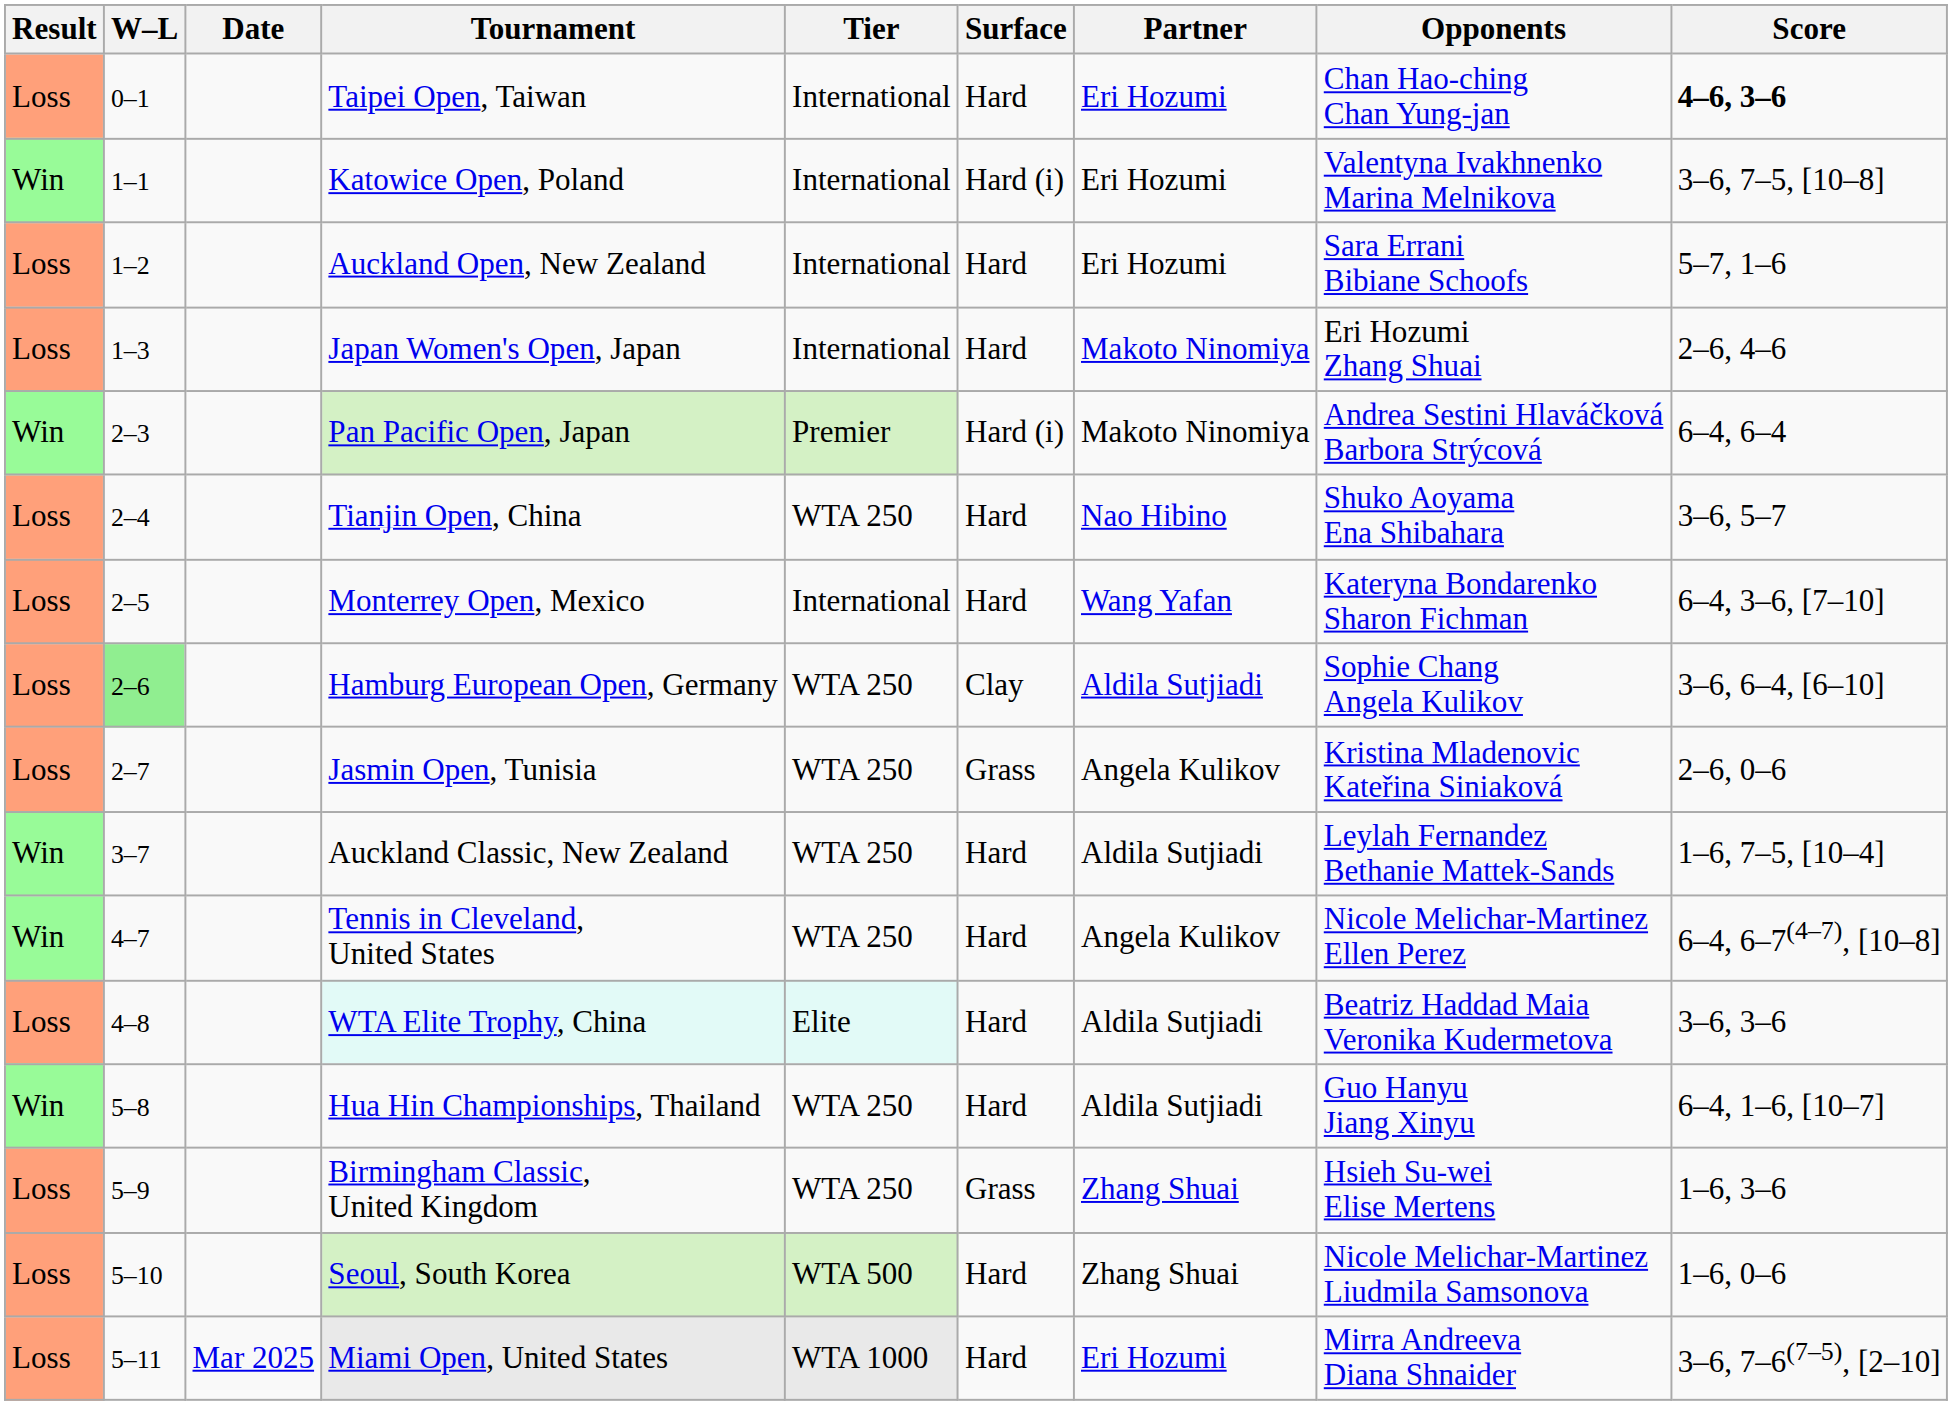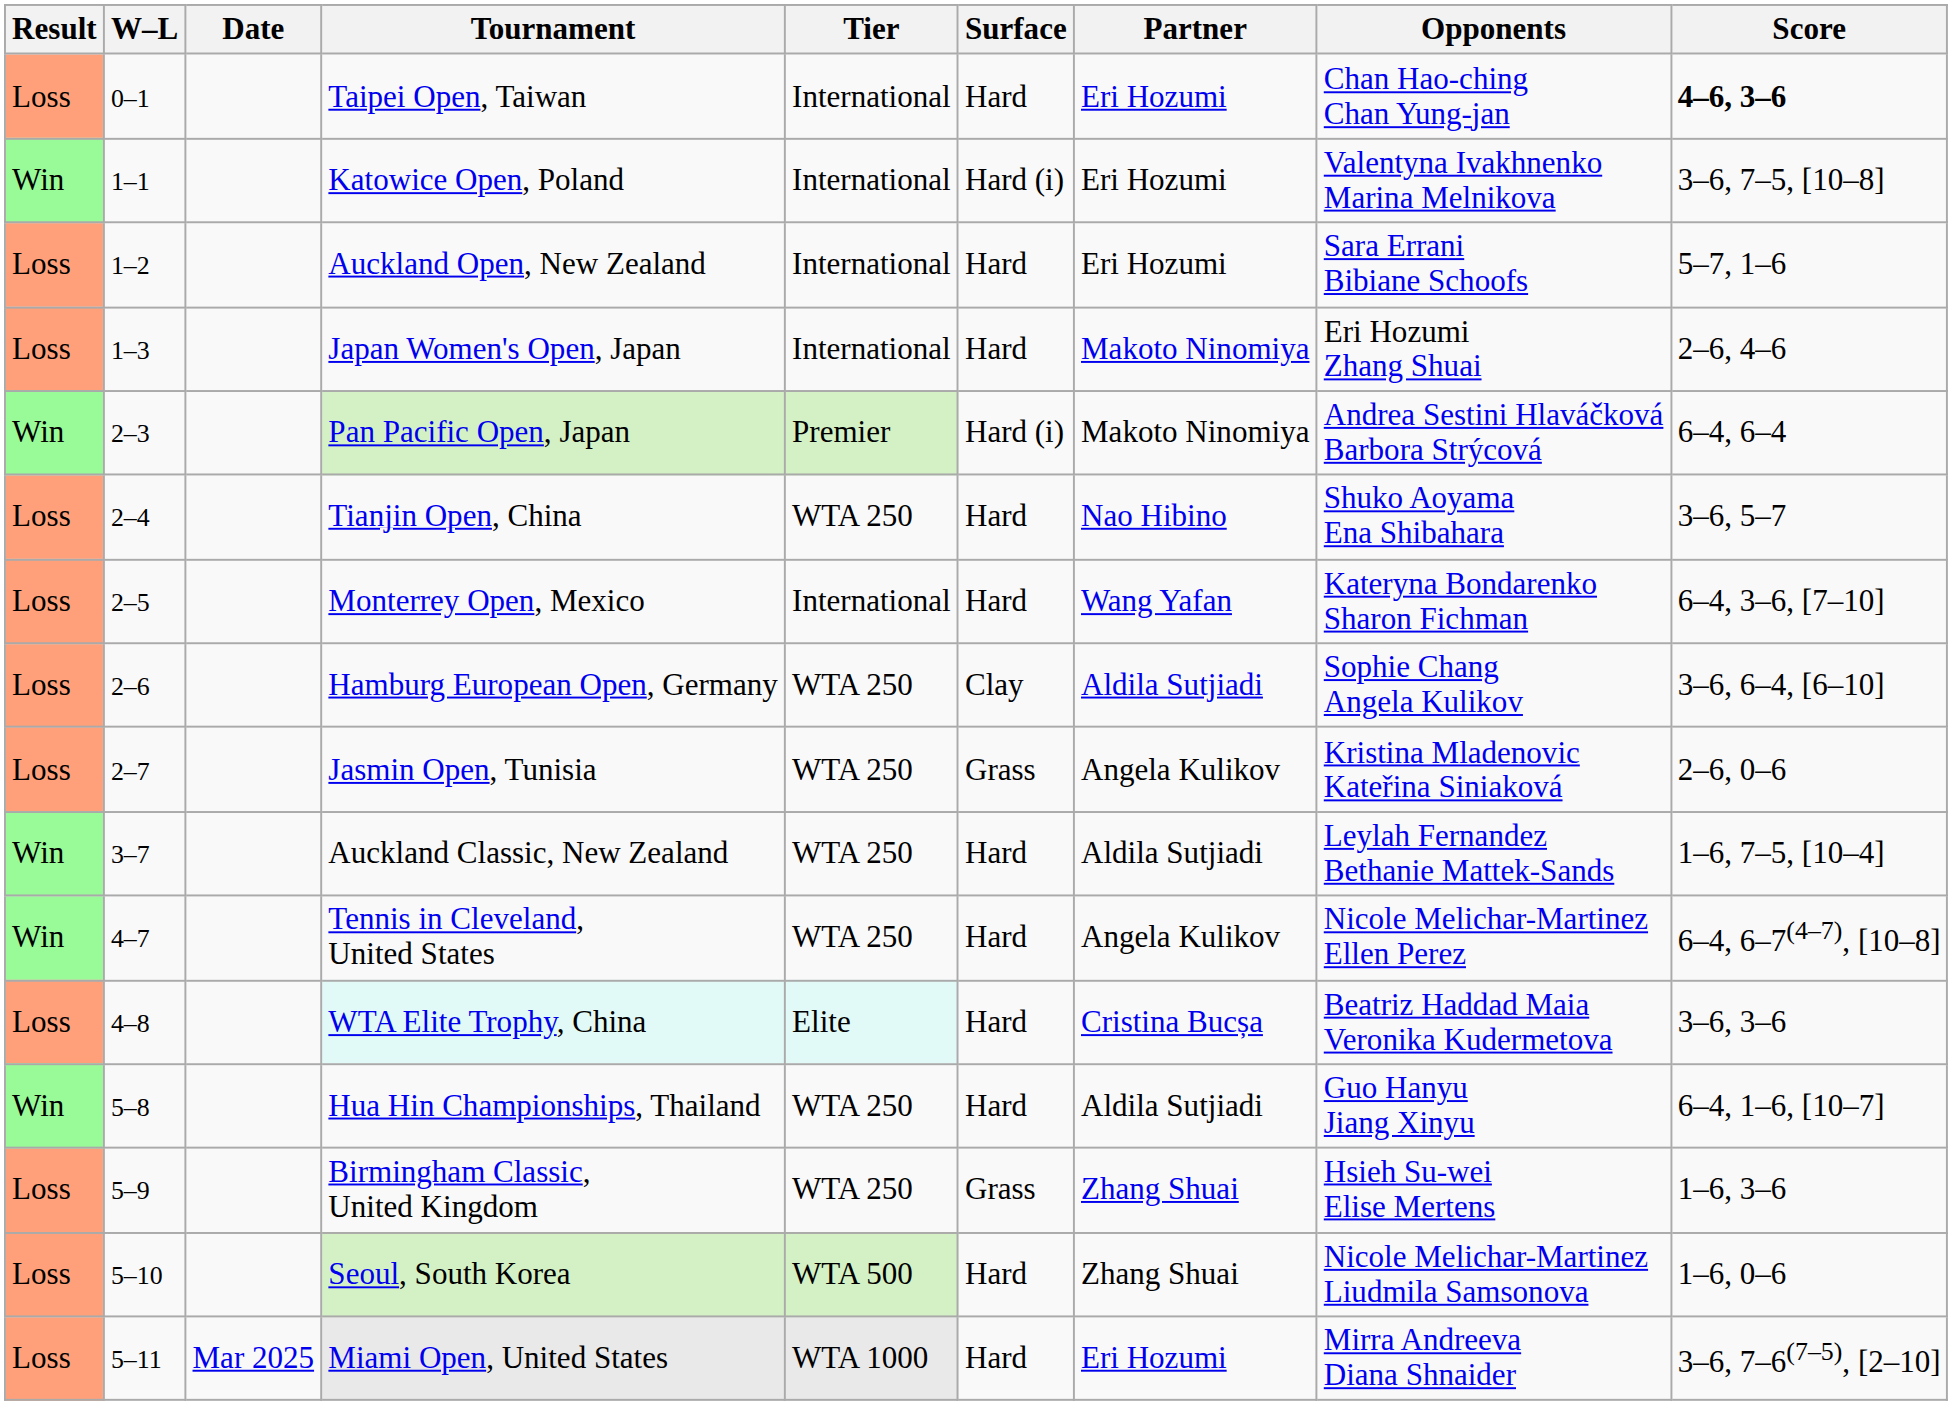(130, 686) lightgreen background -> (130, 686) no background
(1172, 1021) Aldila Sutjiadi -> (1172, 1021) Cristina Bucșa
